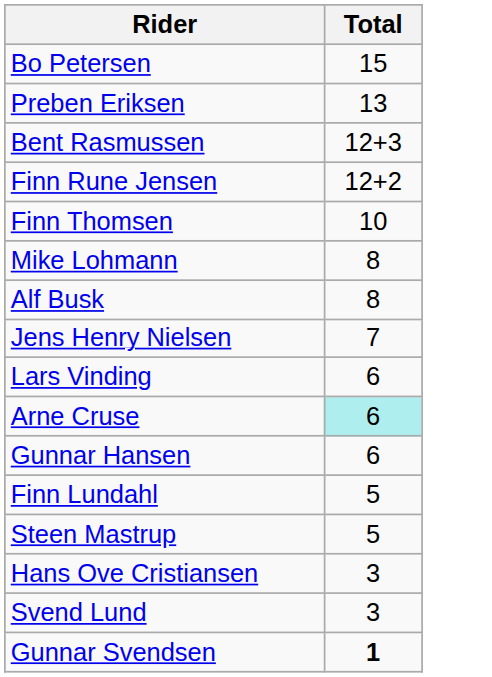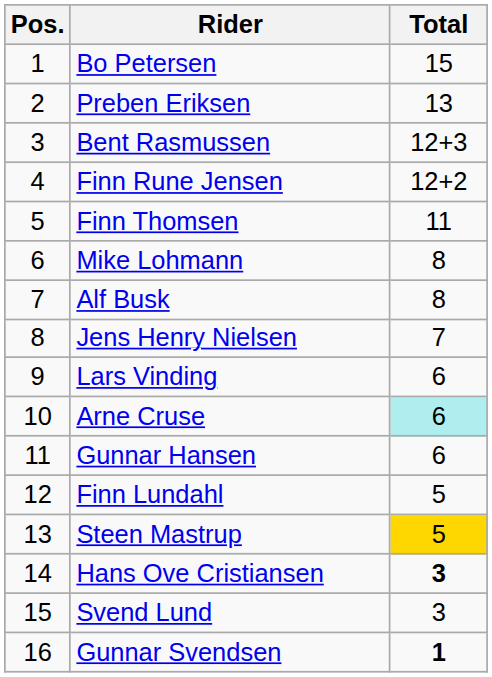+ column: (38, 24)
(373, 220) 10 -> (439, 220) 11
(373, 534) no background -> (439, 534) gold background
(373, 573) normal -> (439, 573) bold
